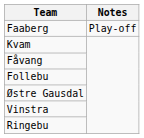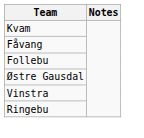- row: (28, 29)
